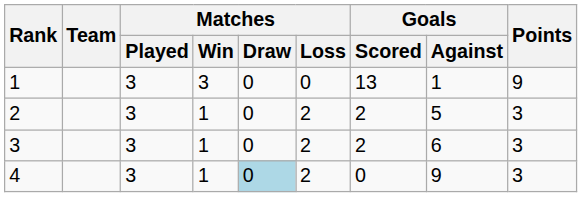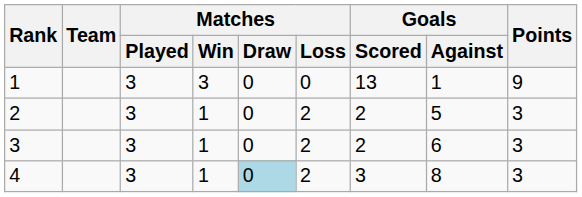(361, 176) 0 -> (361, 176) 3
(436, 176) 9 -> (436, 176) 8
